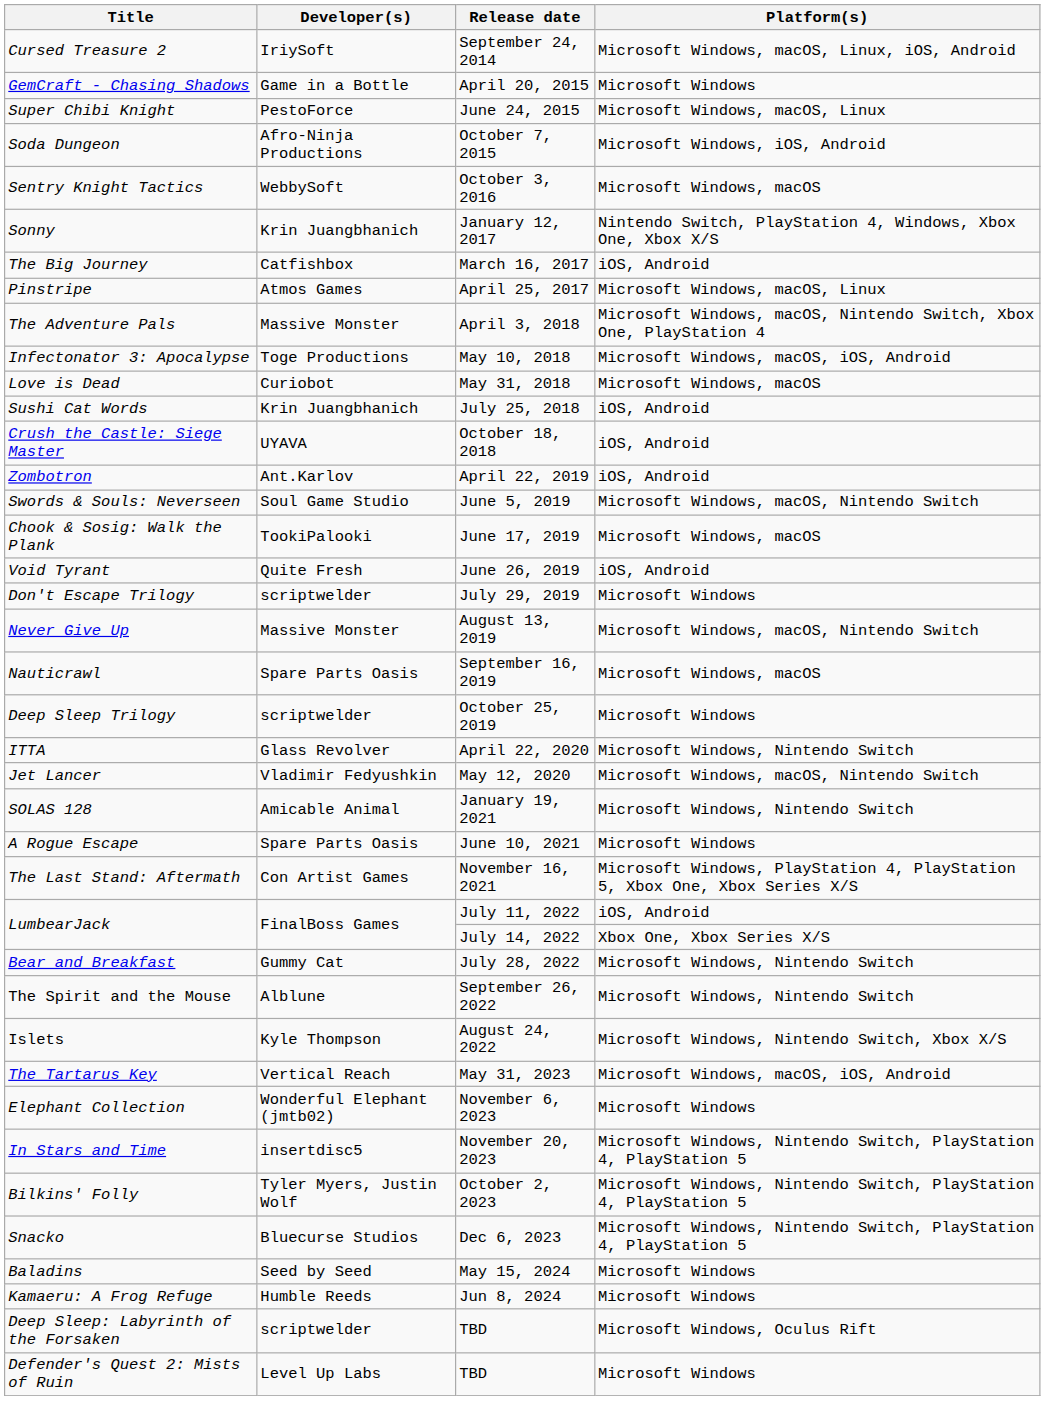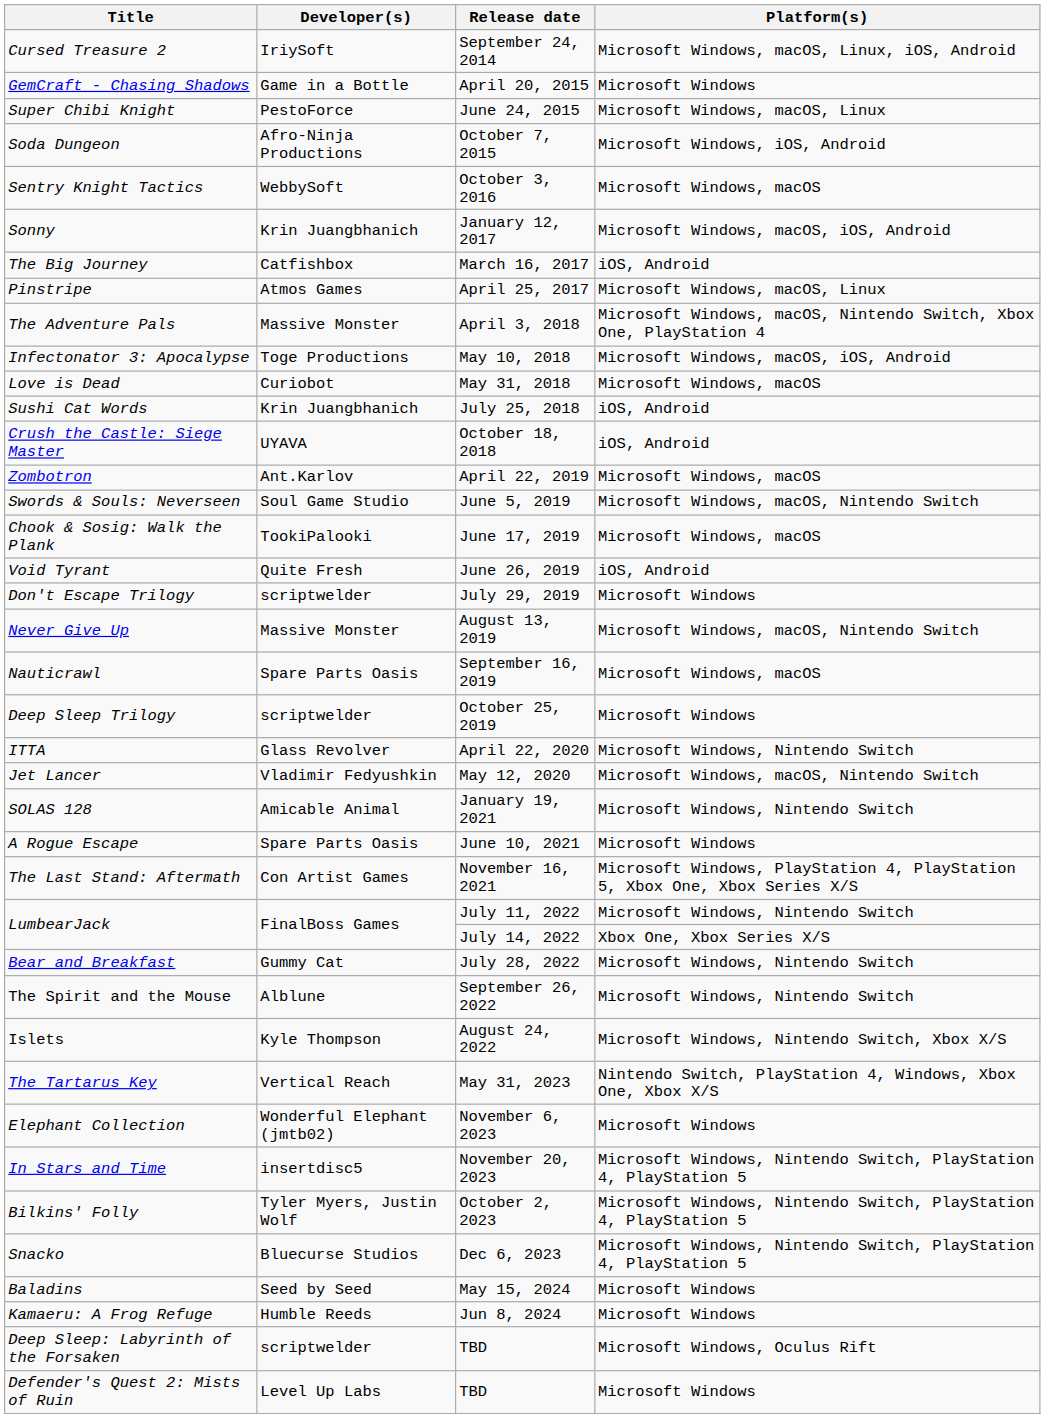(807, 231) Nintendo Switch, PlayStation 4, Windows, Xbox One, Xbox X/S -> (774, 231) Microsoft Windows, macOS, iOS, Android
(654, 477) iOS, Android -> (709, 477) Microsoft Windows, macOS
(654, 912) iOS, Android -> (756, 912) Microsoft Windows, Nintendo Switch
(774, 1074) Microsoft Windows, macOS, iOS, Android -> (807, 1083) Nintendo Switch, PlayStation 4, Windows, Xbox One, Xbox X/S
